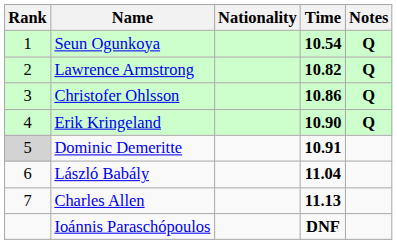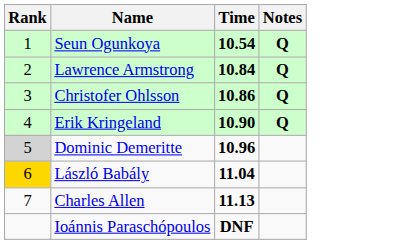- column: (257, 17)
(323, 69) 10.82 -> (237, 69) 10.84
(323, 148) 10.91 -> (237, 148) 10.96
(28, 174) no background -> (28, 174) gold background
